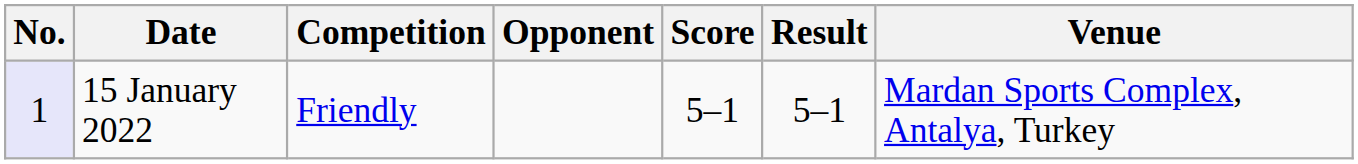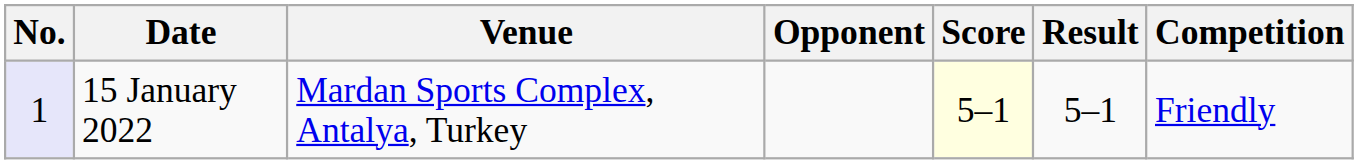columns swapped: (1114, 32) <-> (391, 32)
(712, 108) no background -> (983, 108) lightyellow background
